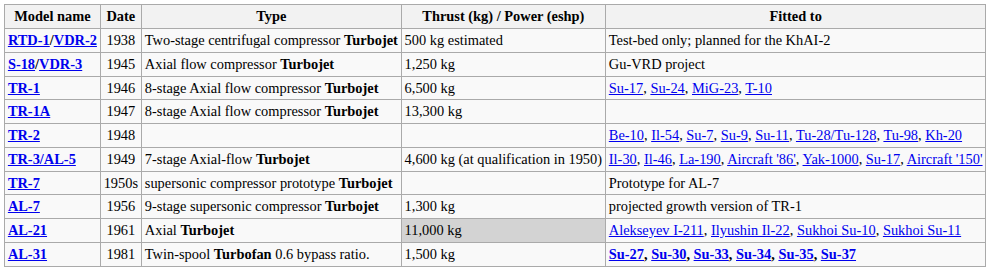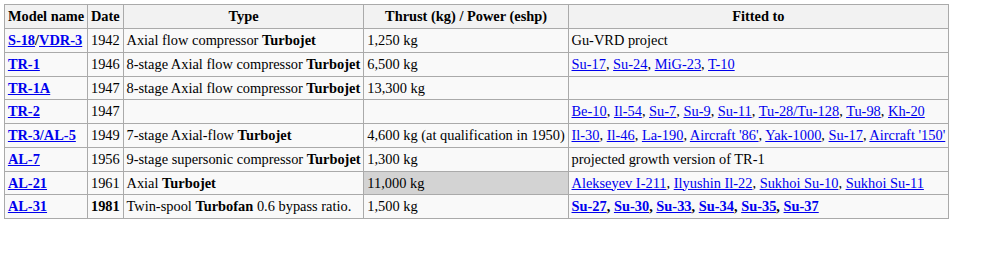- row: (52, 40)
(121, 64) 1945 -> (105, 40) 1942
(121, 135) 1948 -> (105, 111) 1947
- row: (24, 183)
(121, 254) normal -> (105, 206) bold
